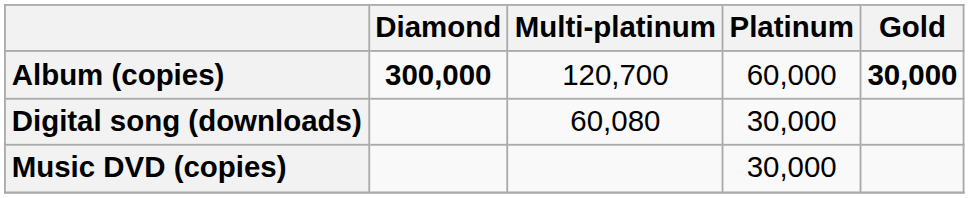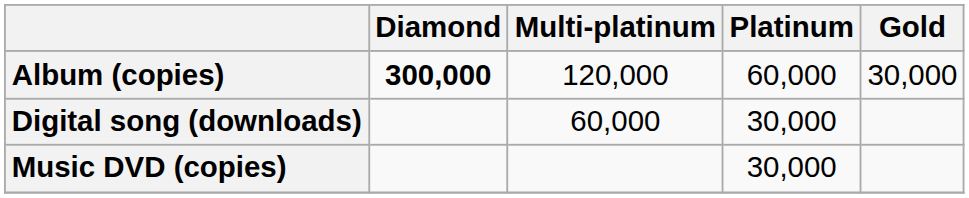(615, 74) 120,700 -> (615, 74) 120,000
(912, 74) bold -> (912, 74) normal
(615, 121) 60,080 -> (615, 121) 60,000
